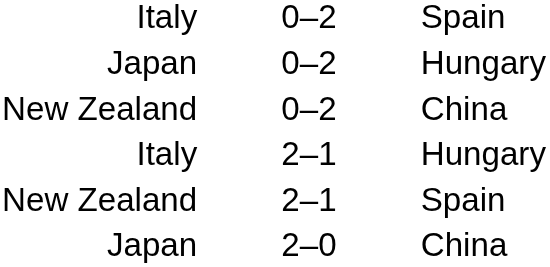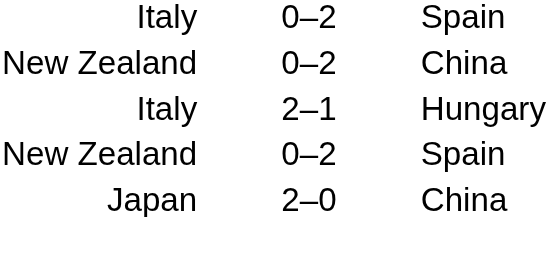- row: (152, 63)
(309, 199) 2–1 -> (309, 154) 0–2
